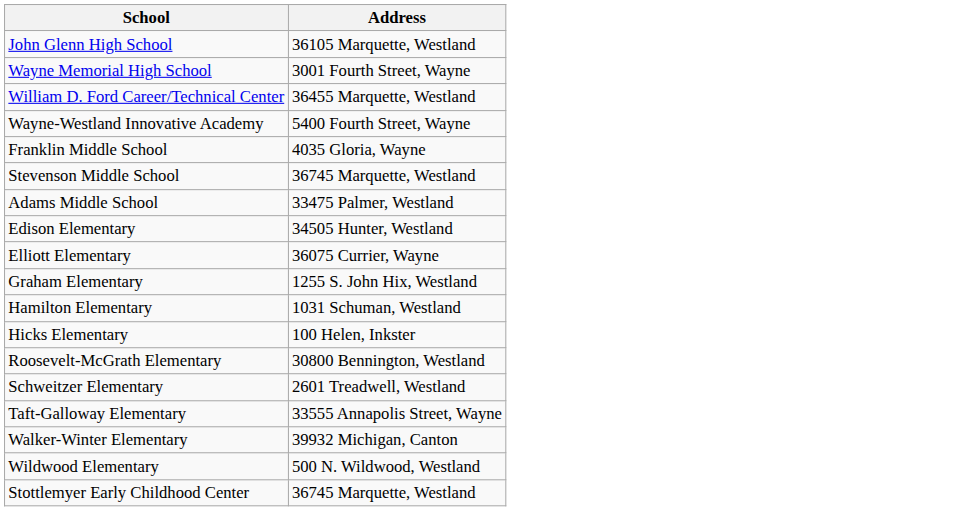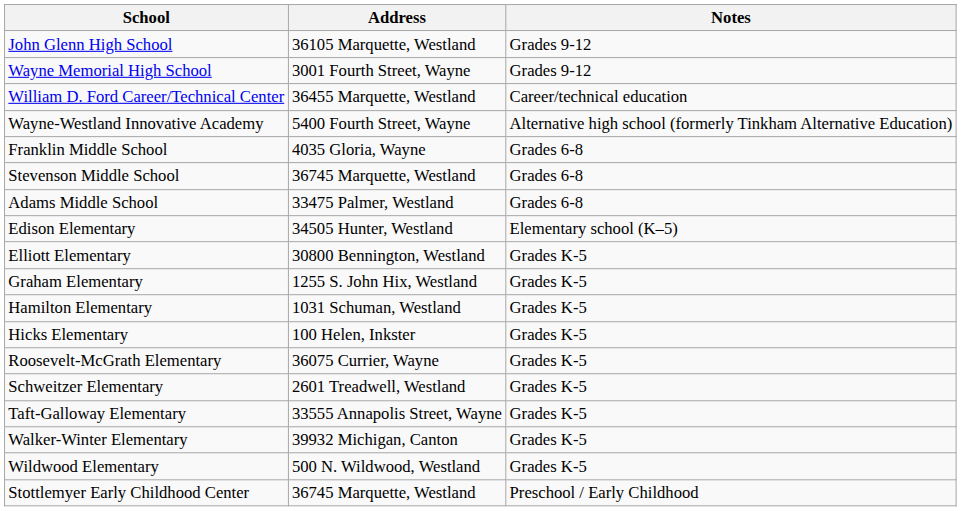+ column: (731, 17)
(365, 255) 36075 Currier, Wayne -> (388, 255) 30800 Bennington, Westland
(388, 360) 30800 Bennington, Westland -> (365, 360) 36075 Currier, Wayne
